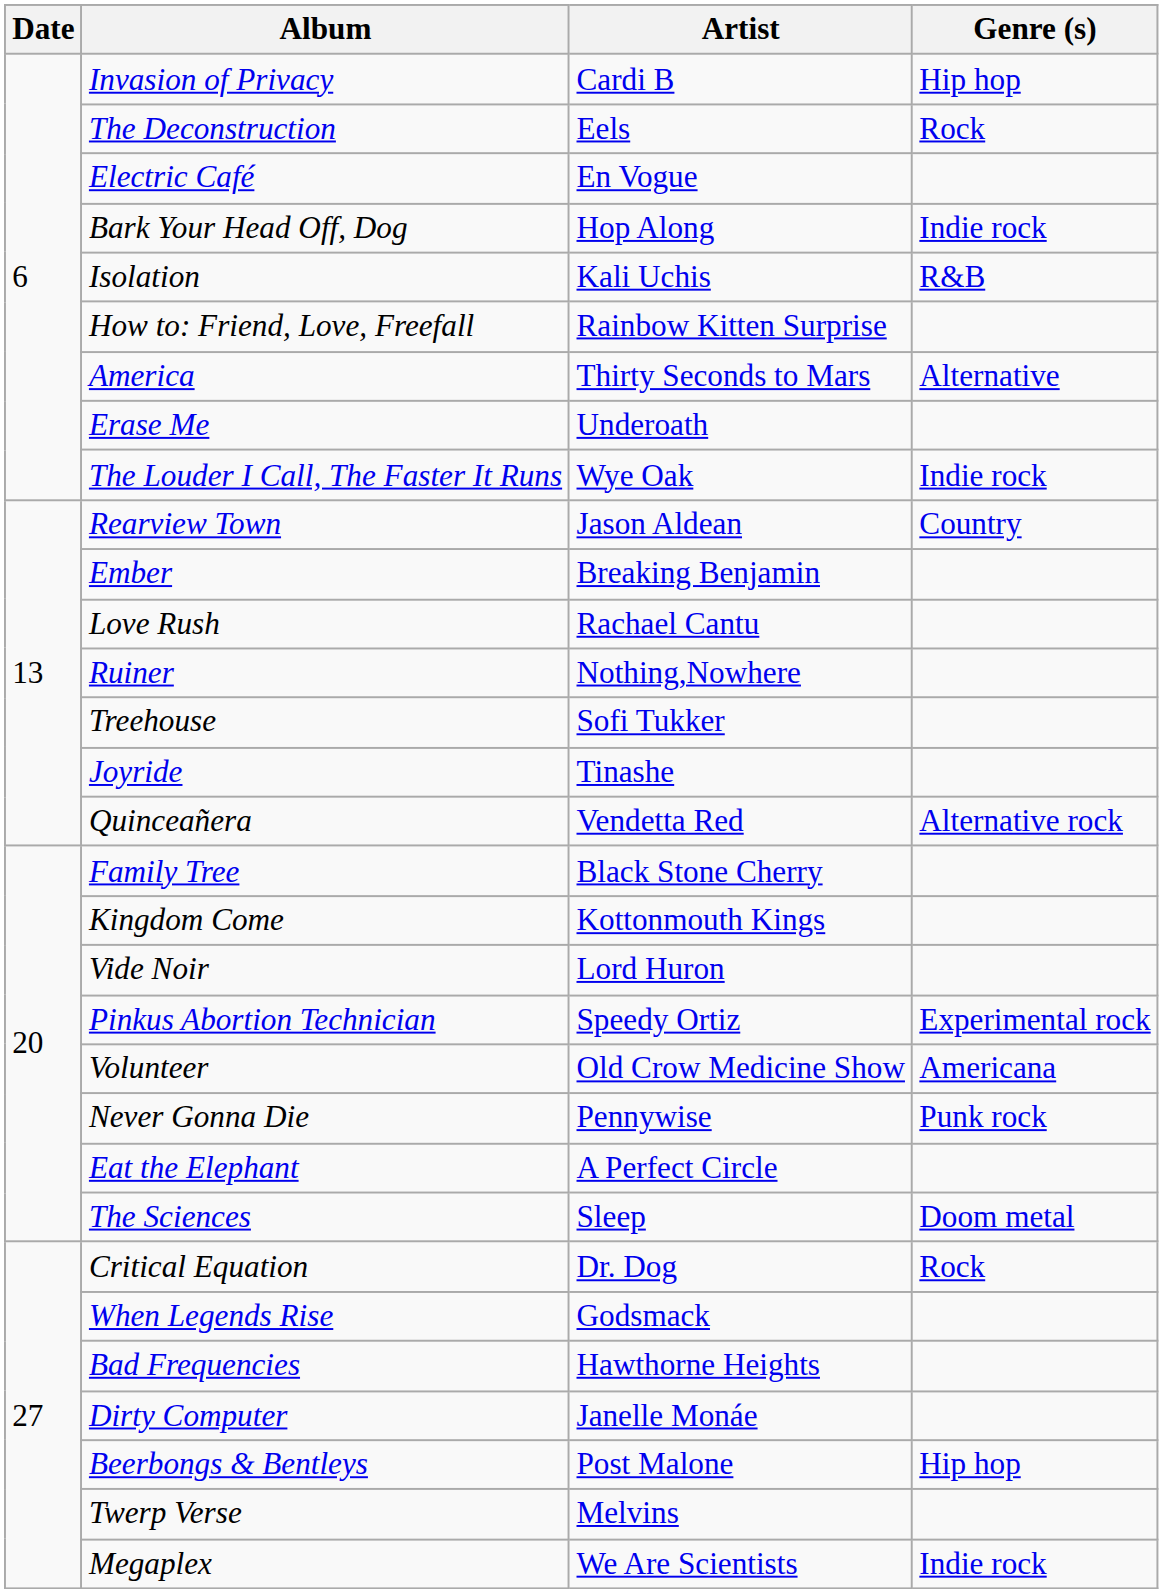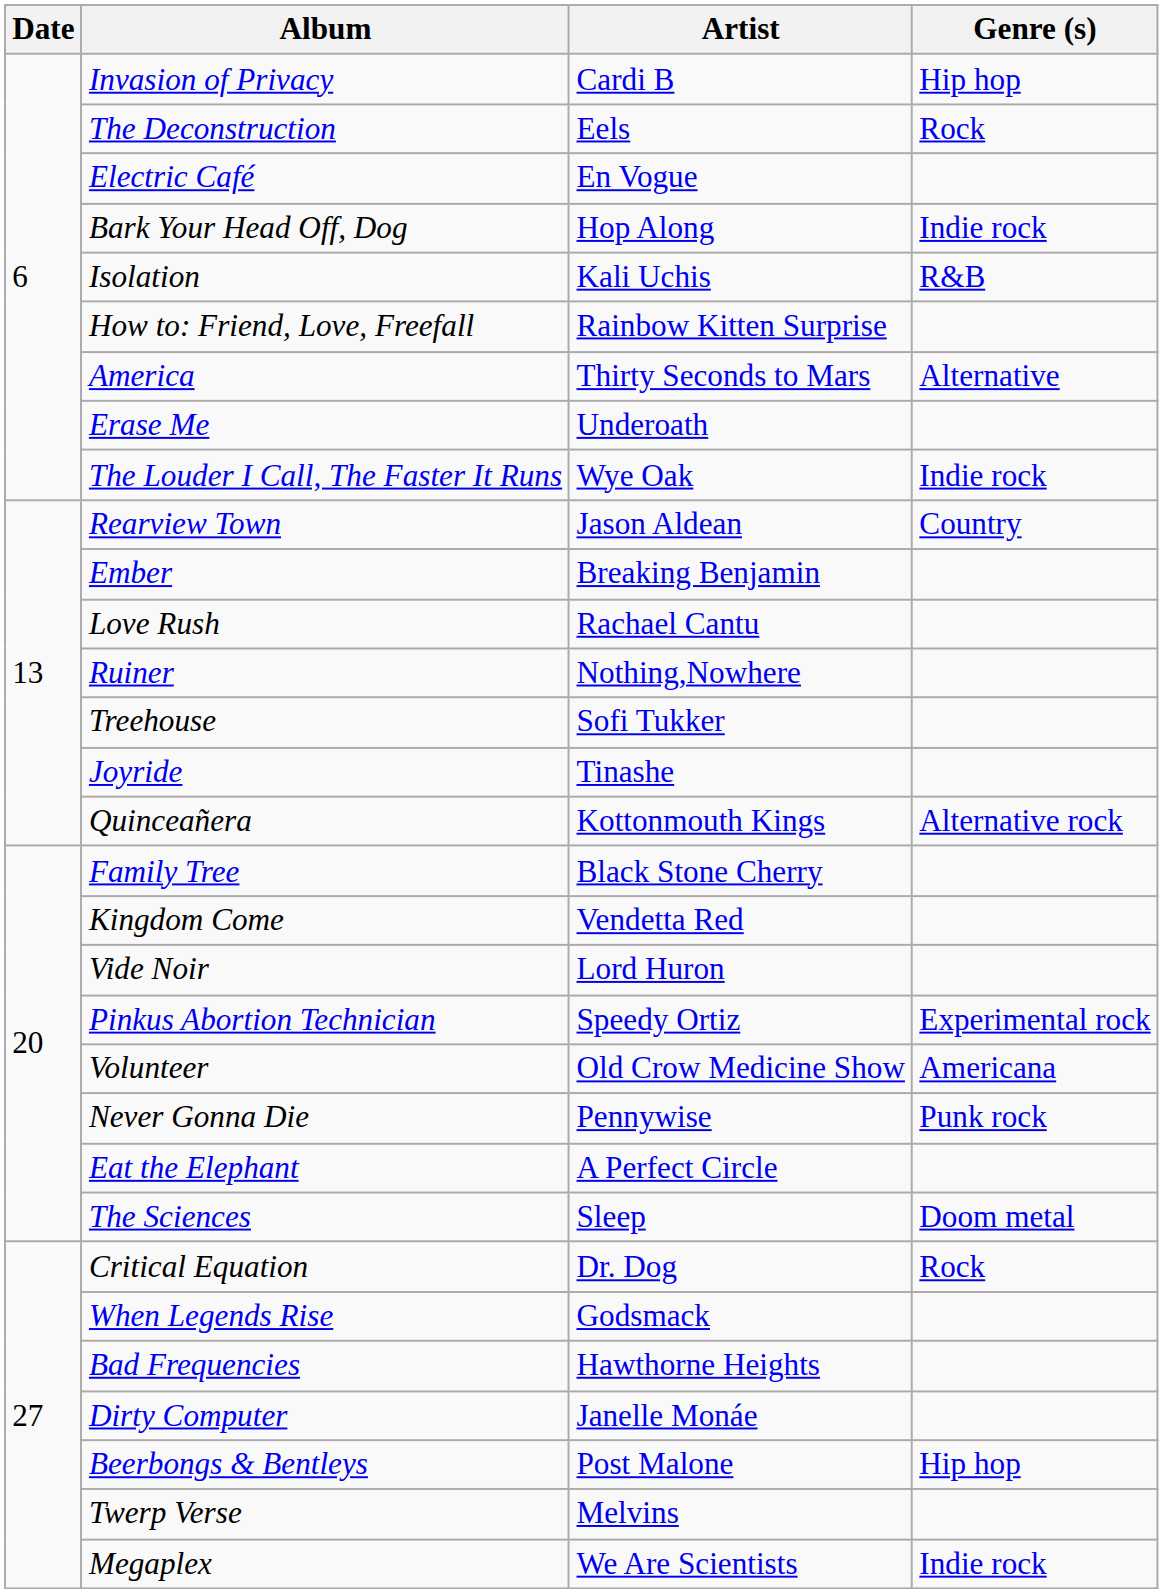(660, 820) Vendetta Red -> (701, 820) Kottonmouth Kings
(701, 919) Kottonmouth Kings -> (660, 919) Vendetta Red
